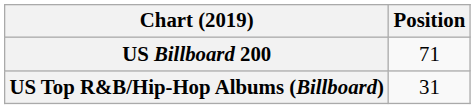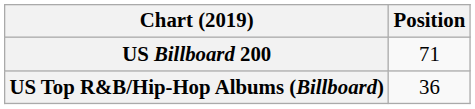(429, 86) 31 -> (429, 86) 36
